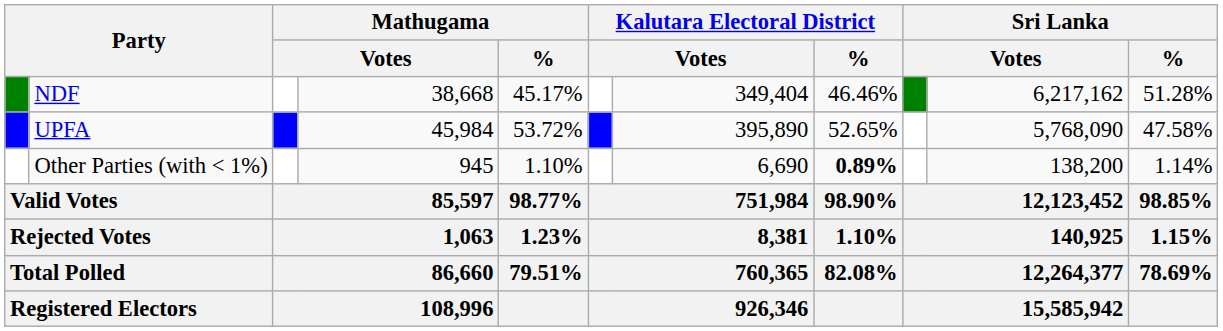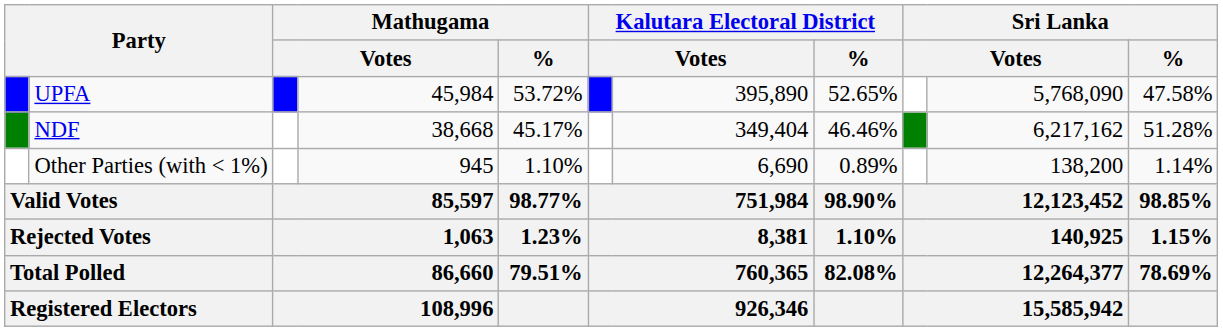rows swapped: (62, 129) <-> (57, 93)
(867, 165) bold -> (868, 165) normal
